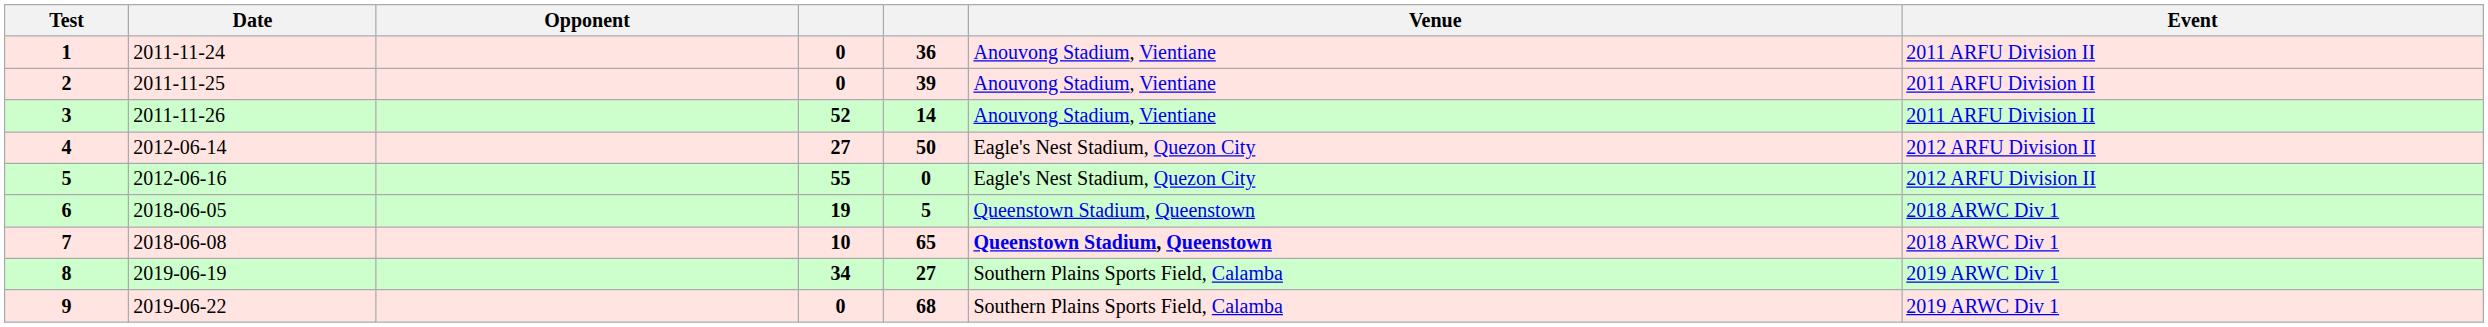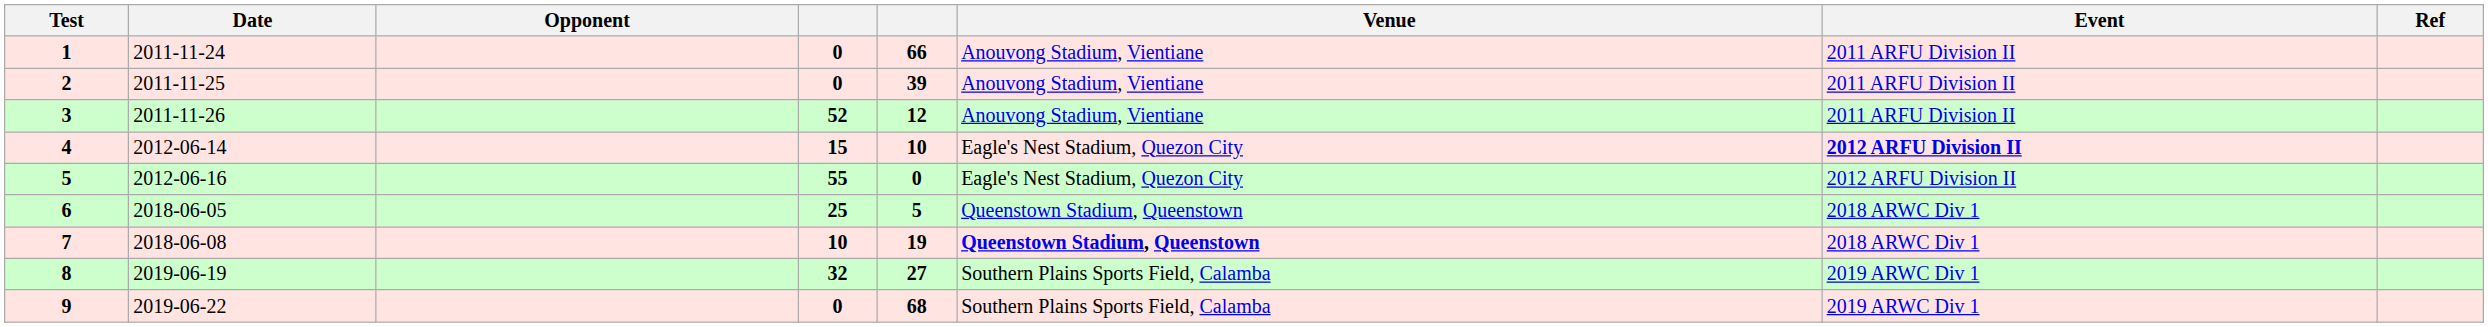+ column: (2430, 20)
(926, 52) 36 -> (917, 52) 66
(926, 115) 14 -> (917, 115) 12
(841, 147) 27 -> (837, 147) 15
(926, 147) 50 -> (917, 147) 10
(2001, 147) normal -> (1924, 147) bold
(841, 210) 19 -> (837, 210) 25
(926, 242) 65 -> (917, 242) 19
(841, 274) 34 -> (837, 274) 32
